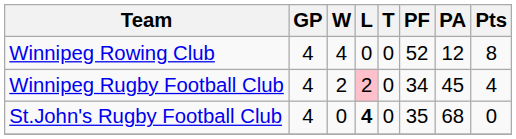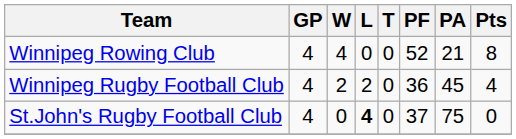(453, 52) 12 -> (453, 52) 21
(367, 85) pink background -> (367, 85) no background
(417, 85) 34 -> (417, 85) 36
(417, 117) 35 -> (417, 117) 37
(453, 117) 68 -> (453, 117) 75
